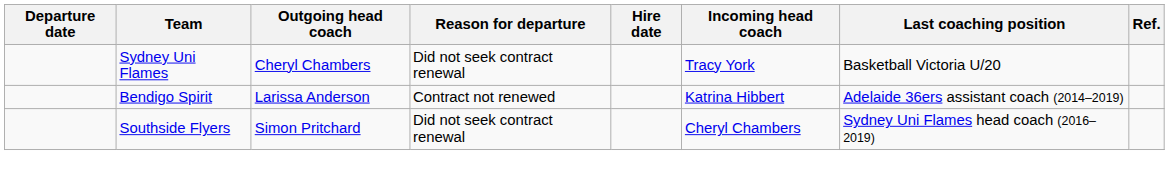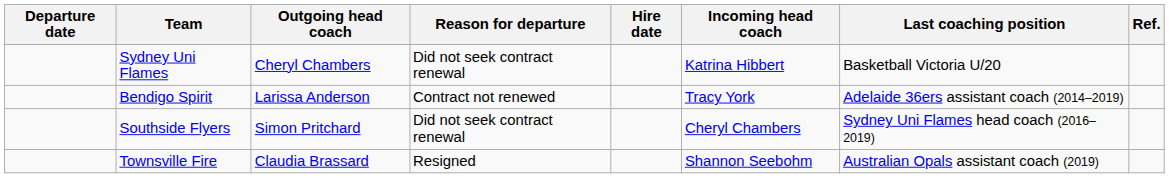(720, 65) Tracy York -> (735, 65) Katrina Hibbert
(735, 96) Katrina Hibbert -> (720, 96) Tracy York
+ row: (168, 160)
